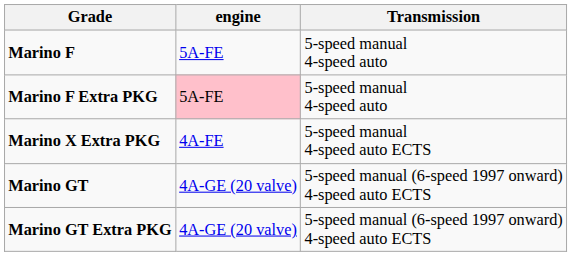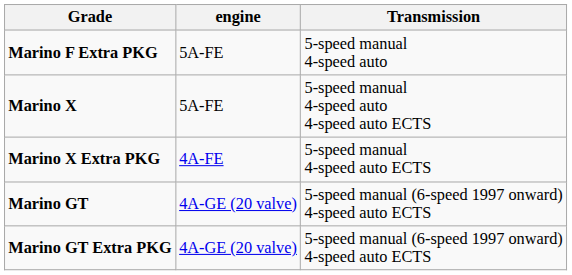- row: (42, 52)
(201, 96) pink background -> (201, 52) no background
+ row: (42, 105)
